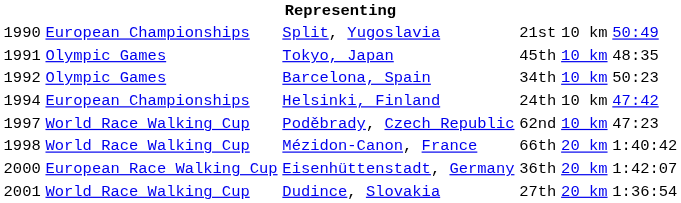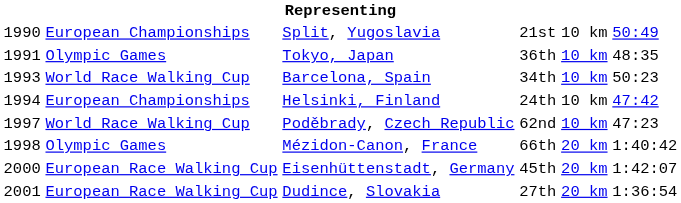(538, 56) 45th -> (538, 56) 36th
(22, 78) 1992 -> (22, 78) 1993
(106, 78) Olympic Games -> (148, 78) World Race Walking Cup
(148, 146) World Race Walking Cup -> (106, 146) Olympic Games
(538, 169) 36th -> (538, 169) 45th
(148, 191) World Race Walking Cup -> (162, 191) European Race Walking Cup
